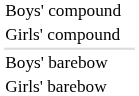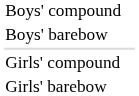rows swapped: (56, 62) <-> (63, 34)
